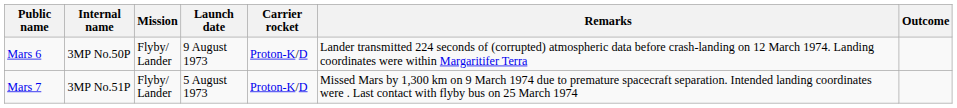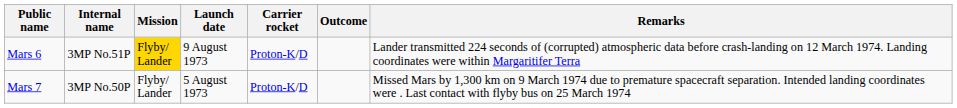columns swapped: (926, 20) <-> (608, 20)
(99, 53) 3MP No.50P -> (99, 53) 3MP No.51P
(154, 53) no background -> (154, 53) gold background
(99, 86) 3MP No.51P -> (99, 86) 3MP No.50P
